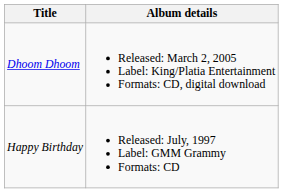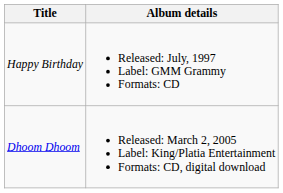rows swapped: (45, 146) <-> (43, 64)
